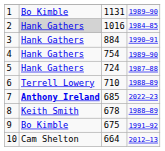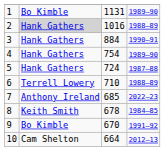(143, 26) 1984–85 -> (143, 26) 1988–89
(60, 97) bold -> (60, 97) normal
(143, 111) 1988–89 -> (143, 111) 1984–85
(112, 125) 675 -> (112, 125) 670
